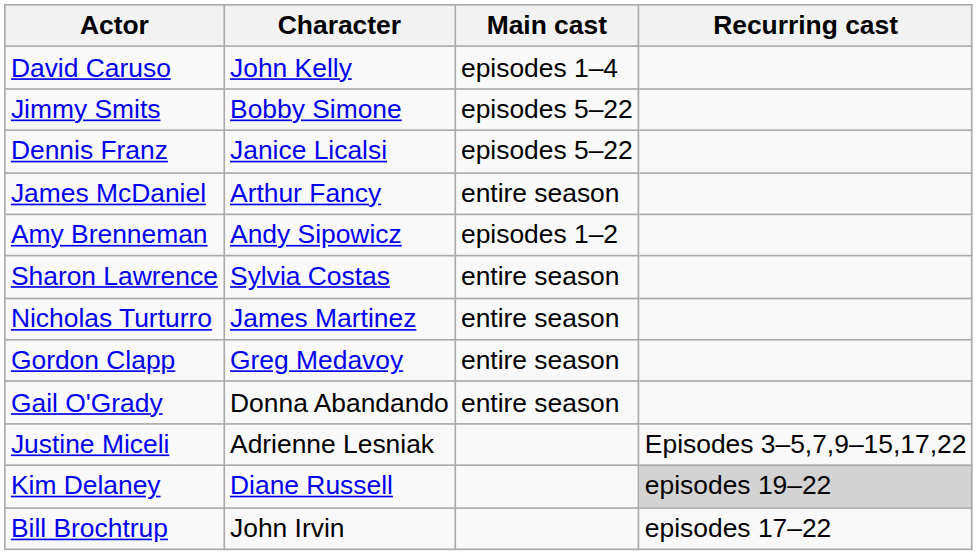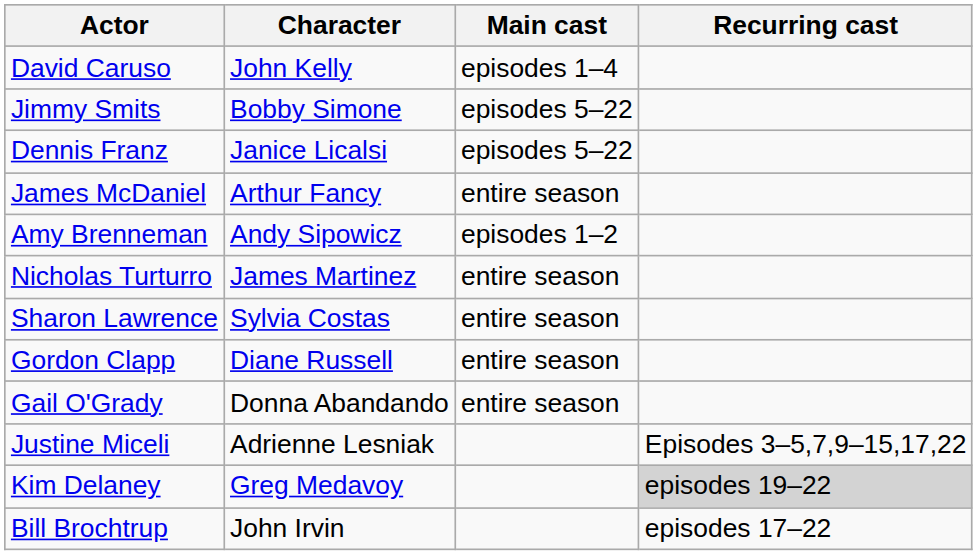rows swapped: (111, 318) <-> (114, 276)
(317, 360) Greg Medavoy -> (311, 360) Diane Russell
(311, 485) Diane Russell -> (317, 485) Greg Medavoy
